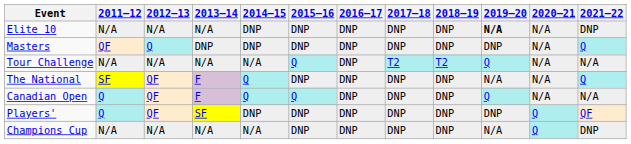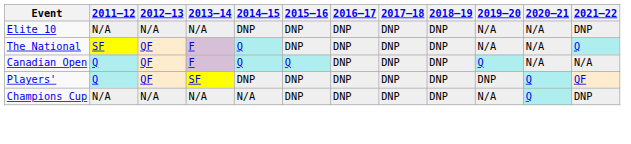(493, 30) bold -> (487, 30) normal
- row: (28, 46)
- row: (50, 63)
